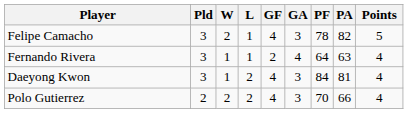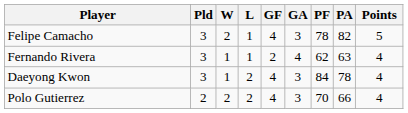(322, 56) 64 -> (322, 56) 62
(344, 77) 81 -> (344, 77) 78
